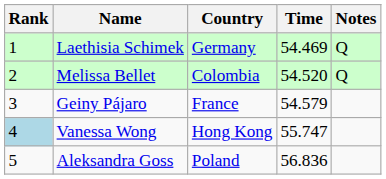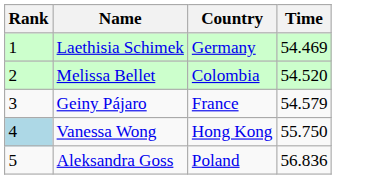- column: (356, 18)
(304, 132) 55.747 -> (304, 132) 55.750
